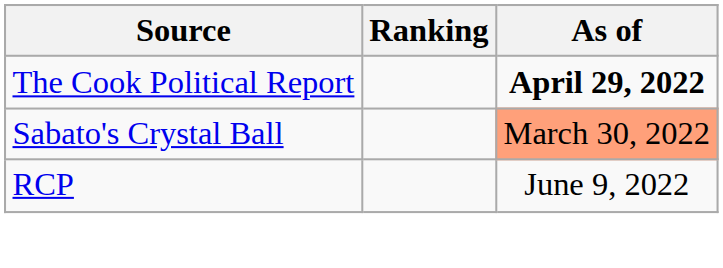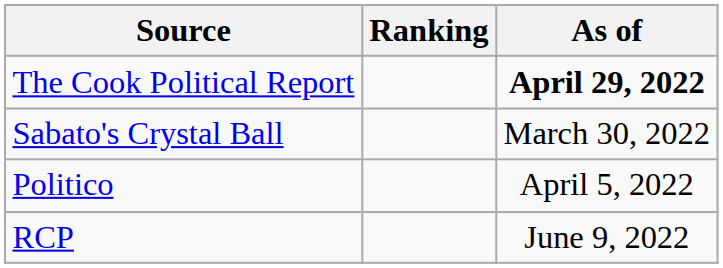(607, 133) lightsalmon background -> (607, 133) no background
+ row: (63, 184)
